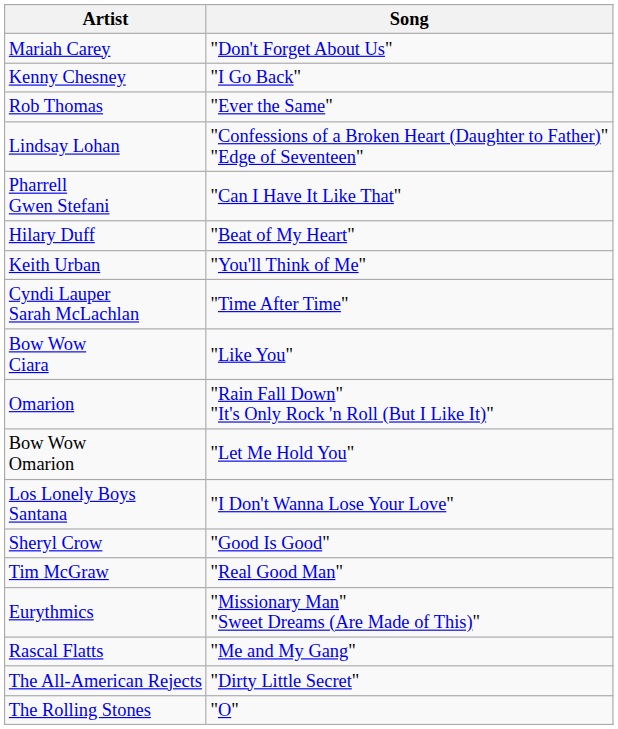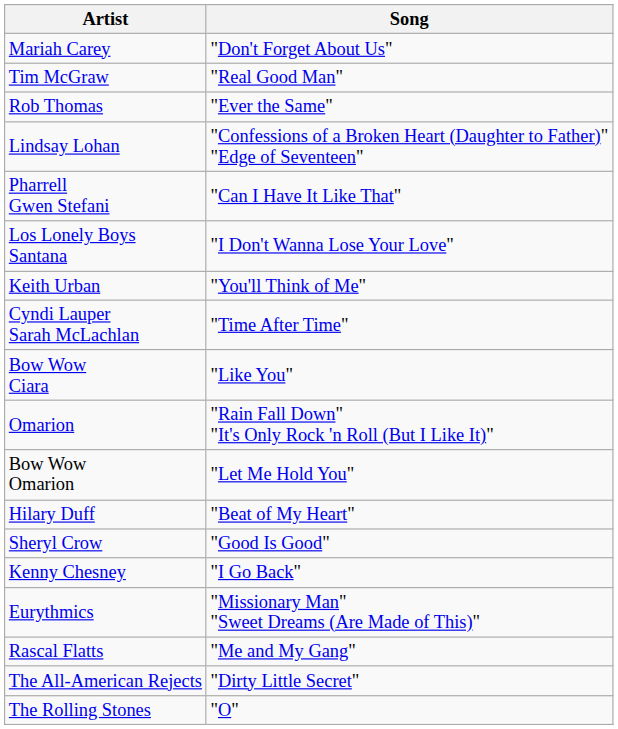rows swapped: (67, 77) <-> (59, 572)
rows swapped: (52, 235) <-> (72, 503)
